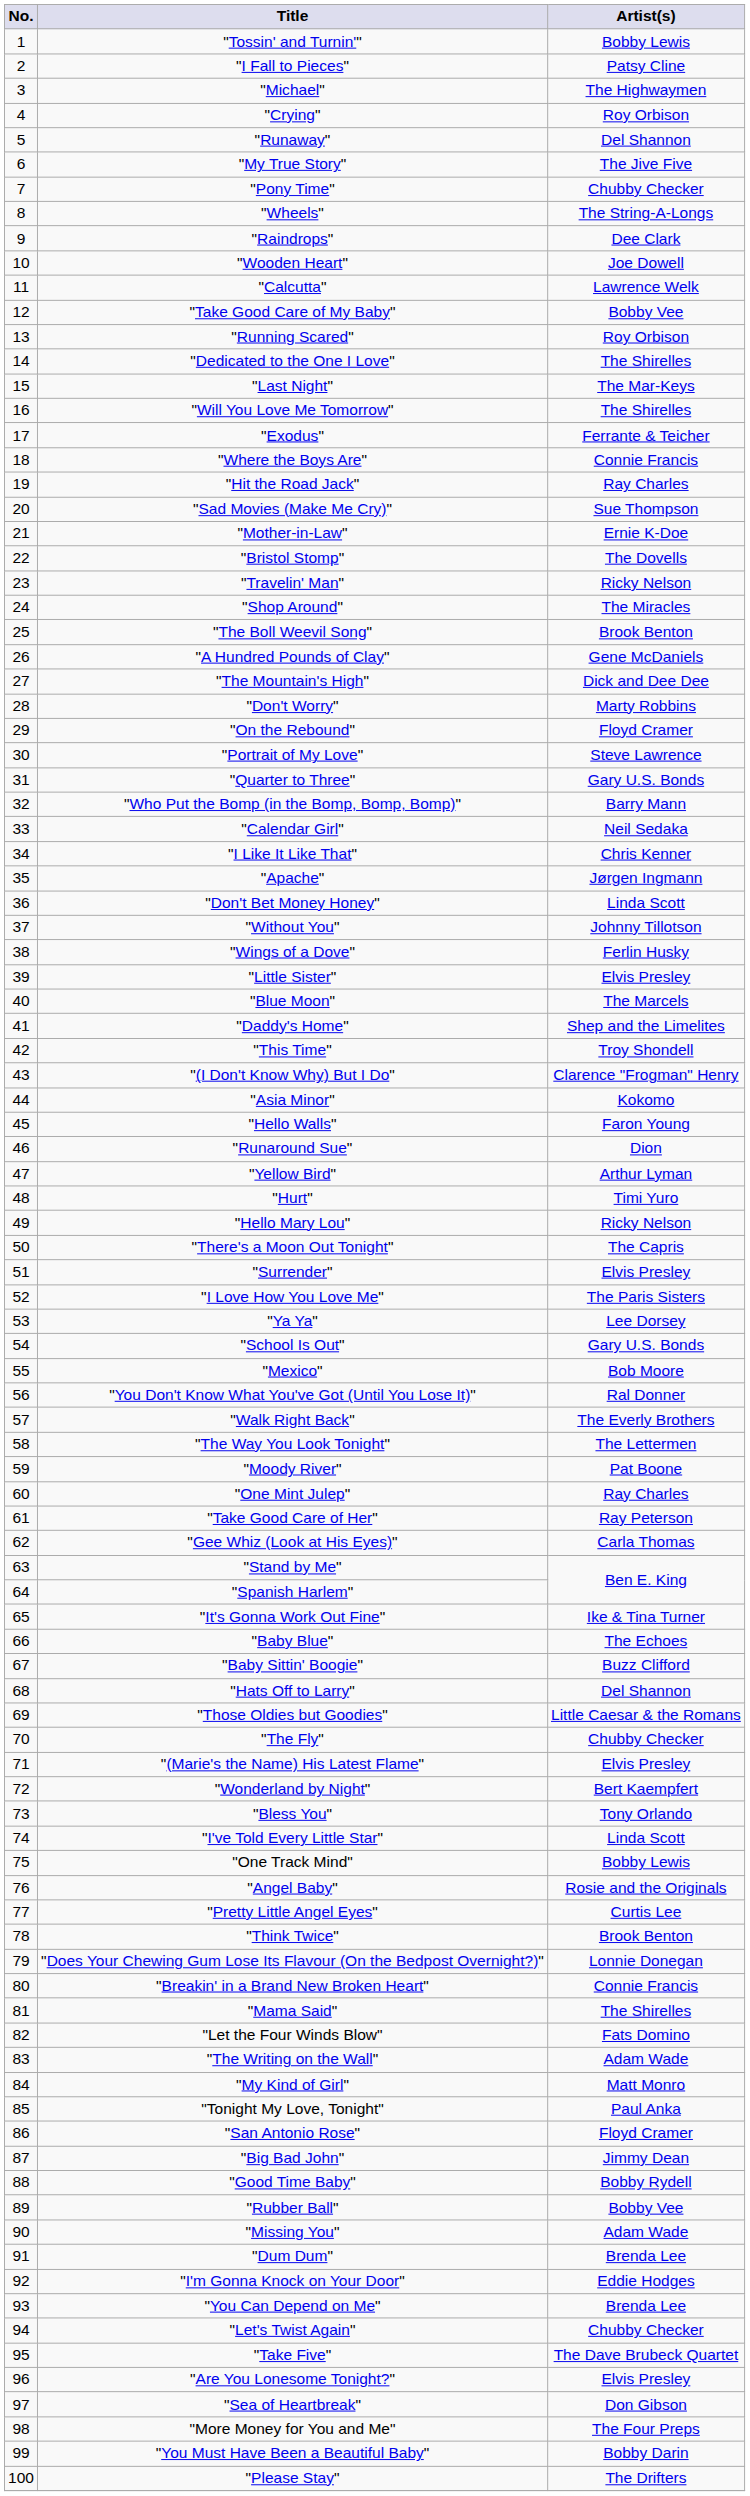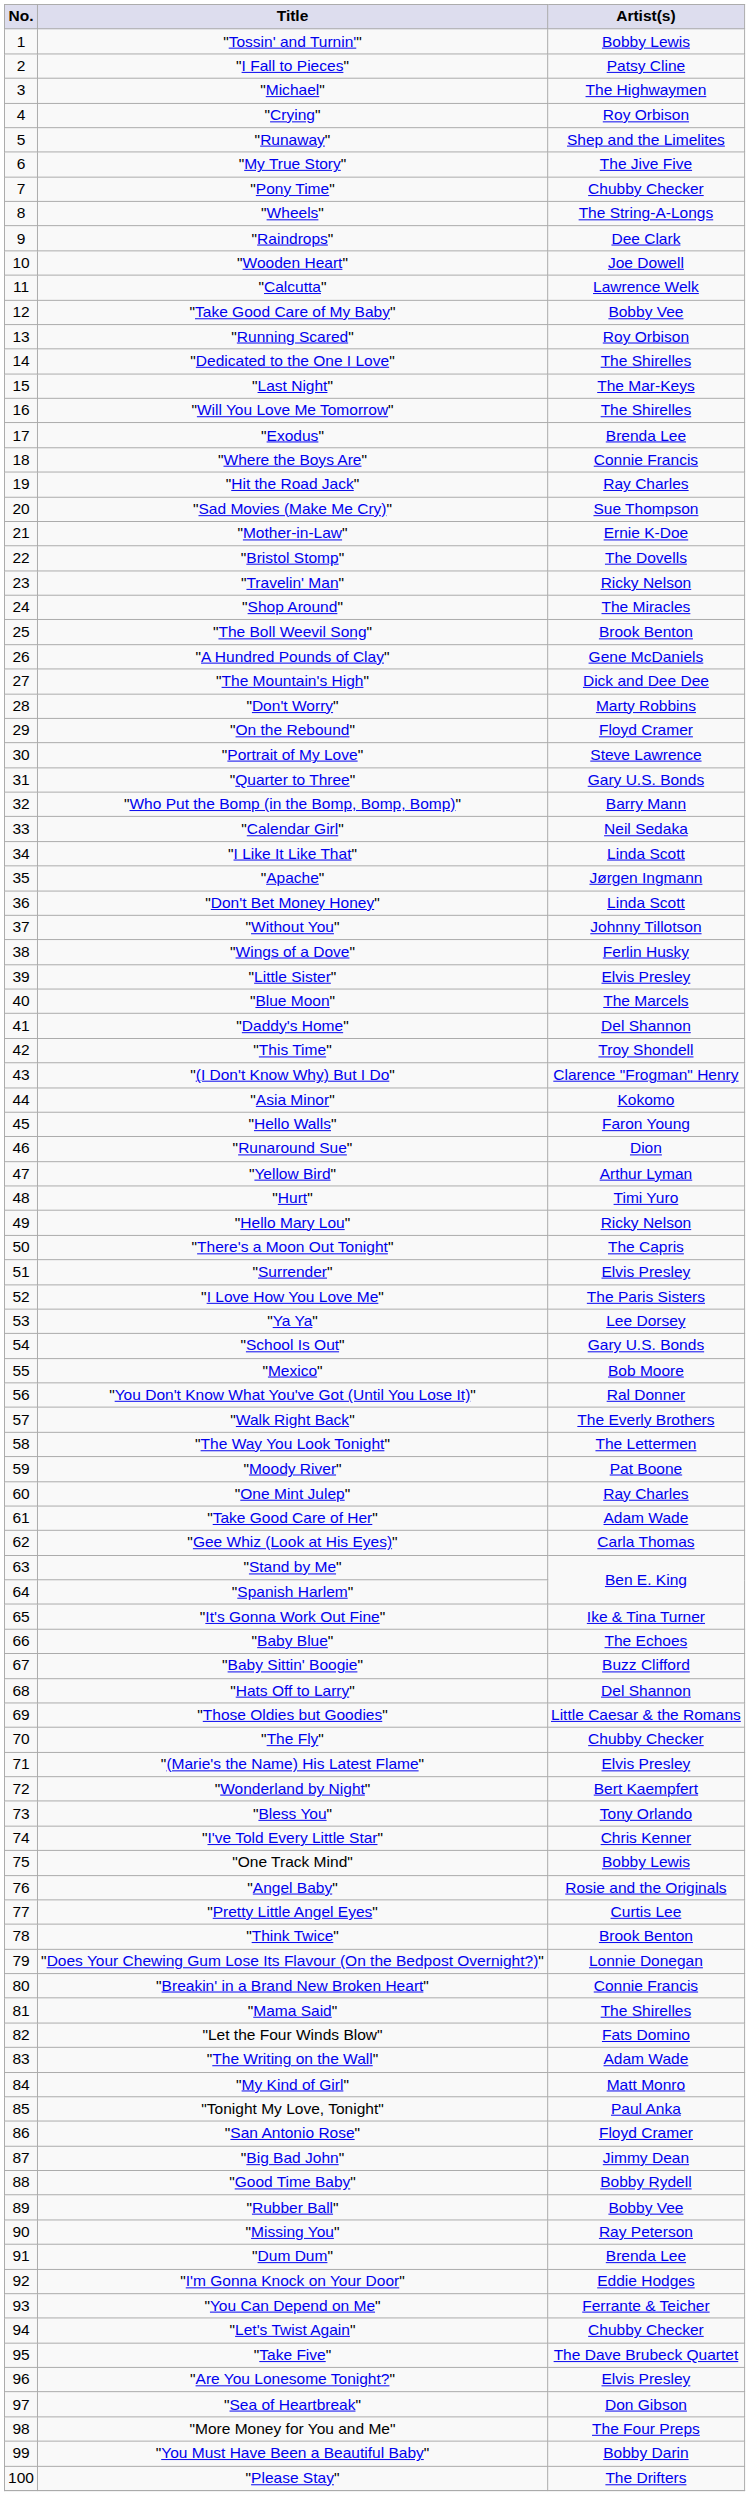(646, 139) Del Shannon -> (646, 139) Shep and the Limelites
(646, 435) Ferrante & Teicher -> (646, 435) Brenda Lee
(646, 853) Chris Kenner -> (646, 853) Linda Scott
(646, 1025) Shep and the Limelites -> (646, 1025) Del Shannon
(646, 1518) Ray Peterson -> (646, 1518) Adam Wade
(646, 1838) Linda Scott -> (646, 1838) Chris Kenner
(646, 2232) Adam Wade -> (646, 2232) Ray Peterson
(646, 2305) Brenda Lee -> (646, 2305) Ferrante & Teicher
